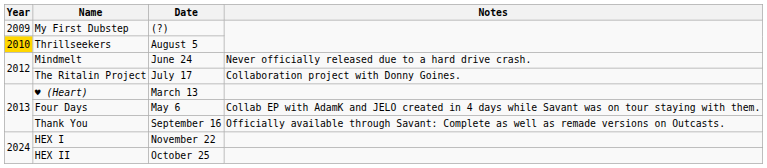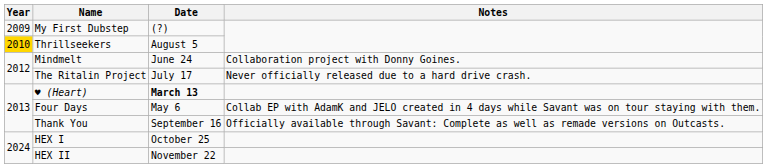(379, 60) Never officially released due to a hard drive crash. -> (343, 60) Collaboration project with Donny Goines.
(343, 76) Collaboration project with Donny Goines. -> (379, 76) Never officially released due to a hard drive crash.
(174, 92) normal -> (174, 92) bold
(183, 139) November 22 -> (180, 139) October 25
(180, 155) October 25 -> (183, 155) November 22
